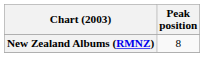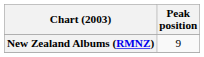(178, 43) 8 -> (178, 43) 9
